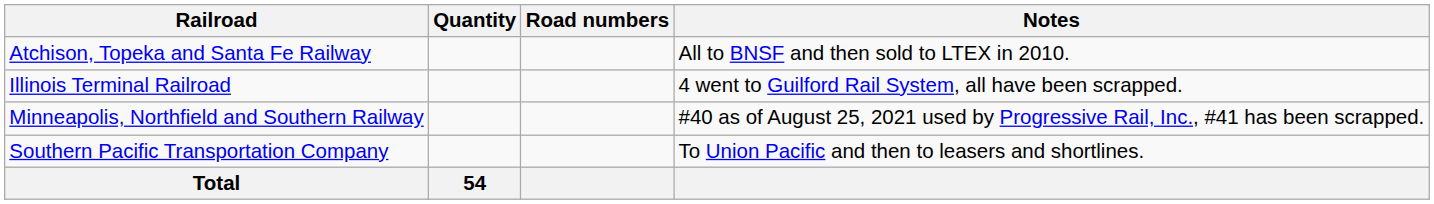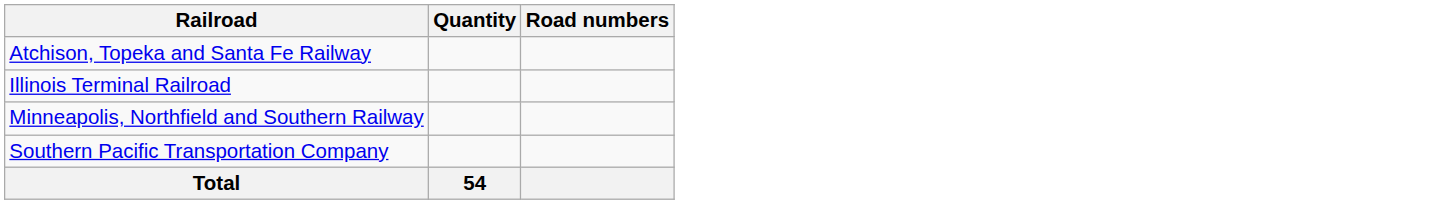- column: (1051, 20)
